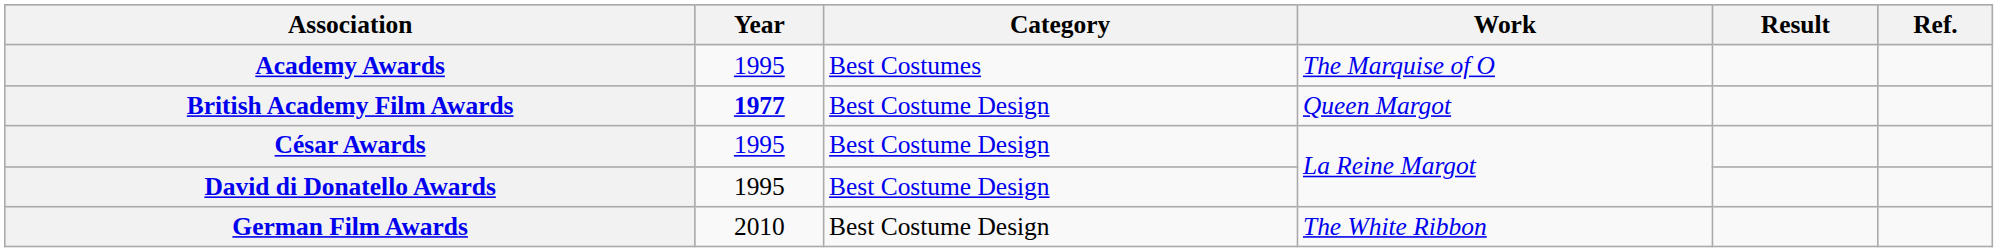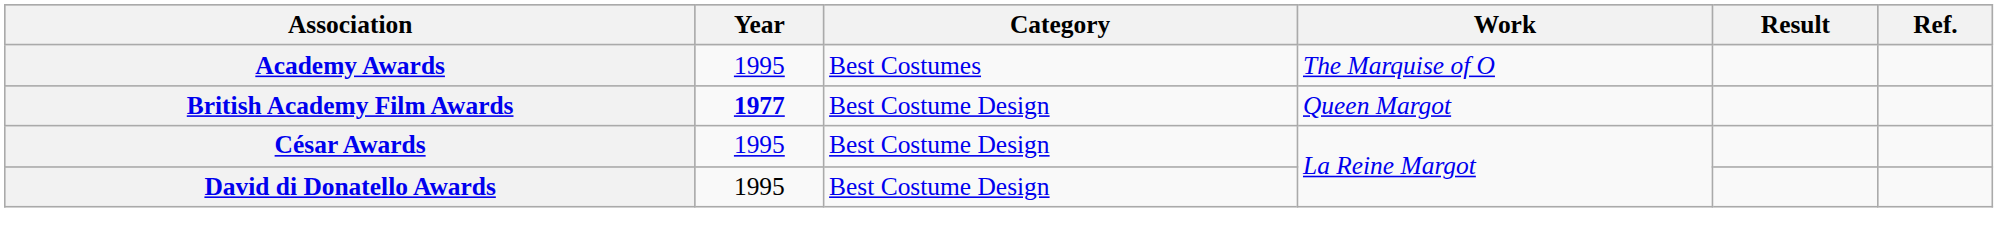- row: (350, 226)
